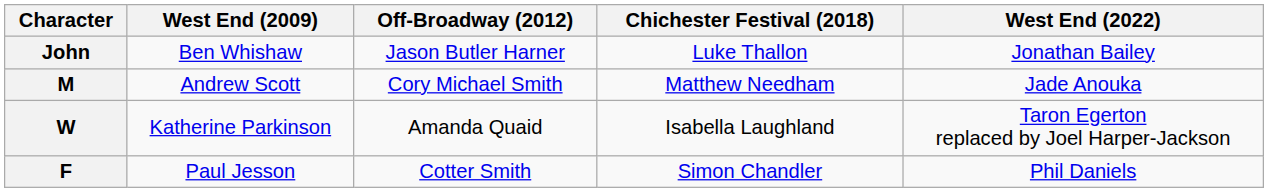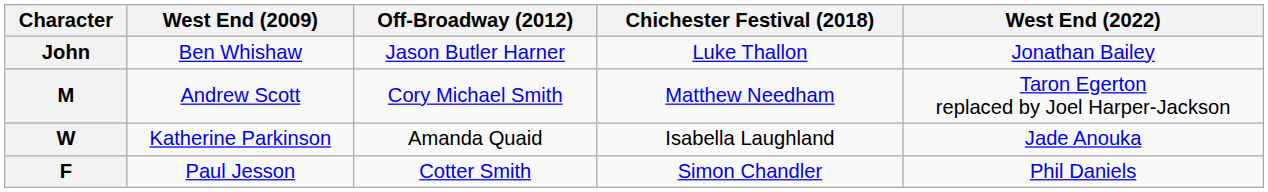(1083, 84) Jade Anouka -> (1083, 95) Taron Egerton replaced by Joel Harper-Jackson
(1083, 127) Taron Egerton replaced by Joel Harper-Jackson -> (1083, 139) Jade Anouka
